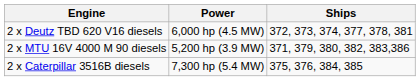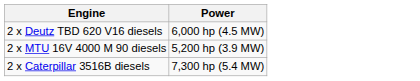- column: (341, 13)
